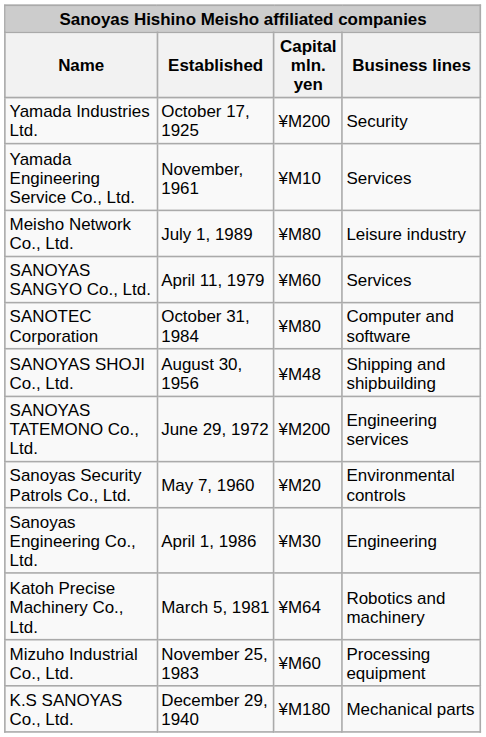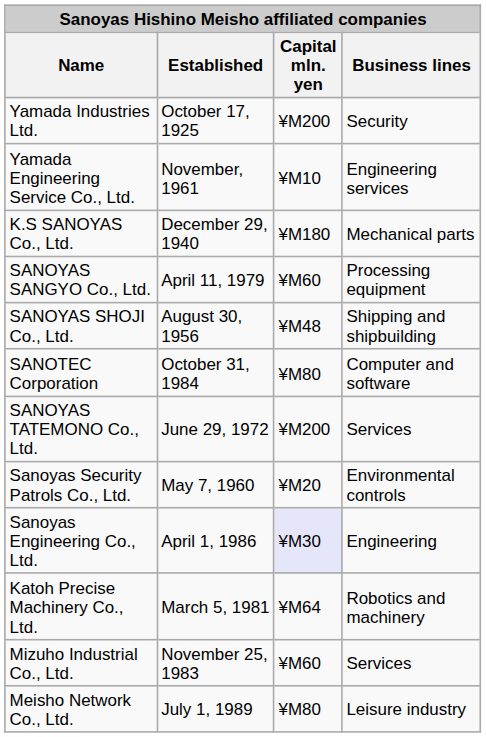(379, 177) Services -> (392, 177) Engineering services
rows swapped: (66, 709) <-> (70, 233)
(379, 280) Services -> (388, 280) Processing equipment
rows swapped: (54, 326) <-> (77, 373)
(392, 429) Engineering services -> (379, 429) Services
(300, 541) no background -> (300, 541) lavender background
(388, 662) Processing equipment -> (379, 662) Services
